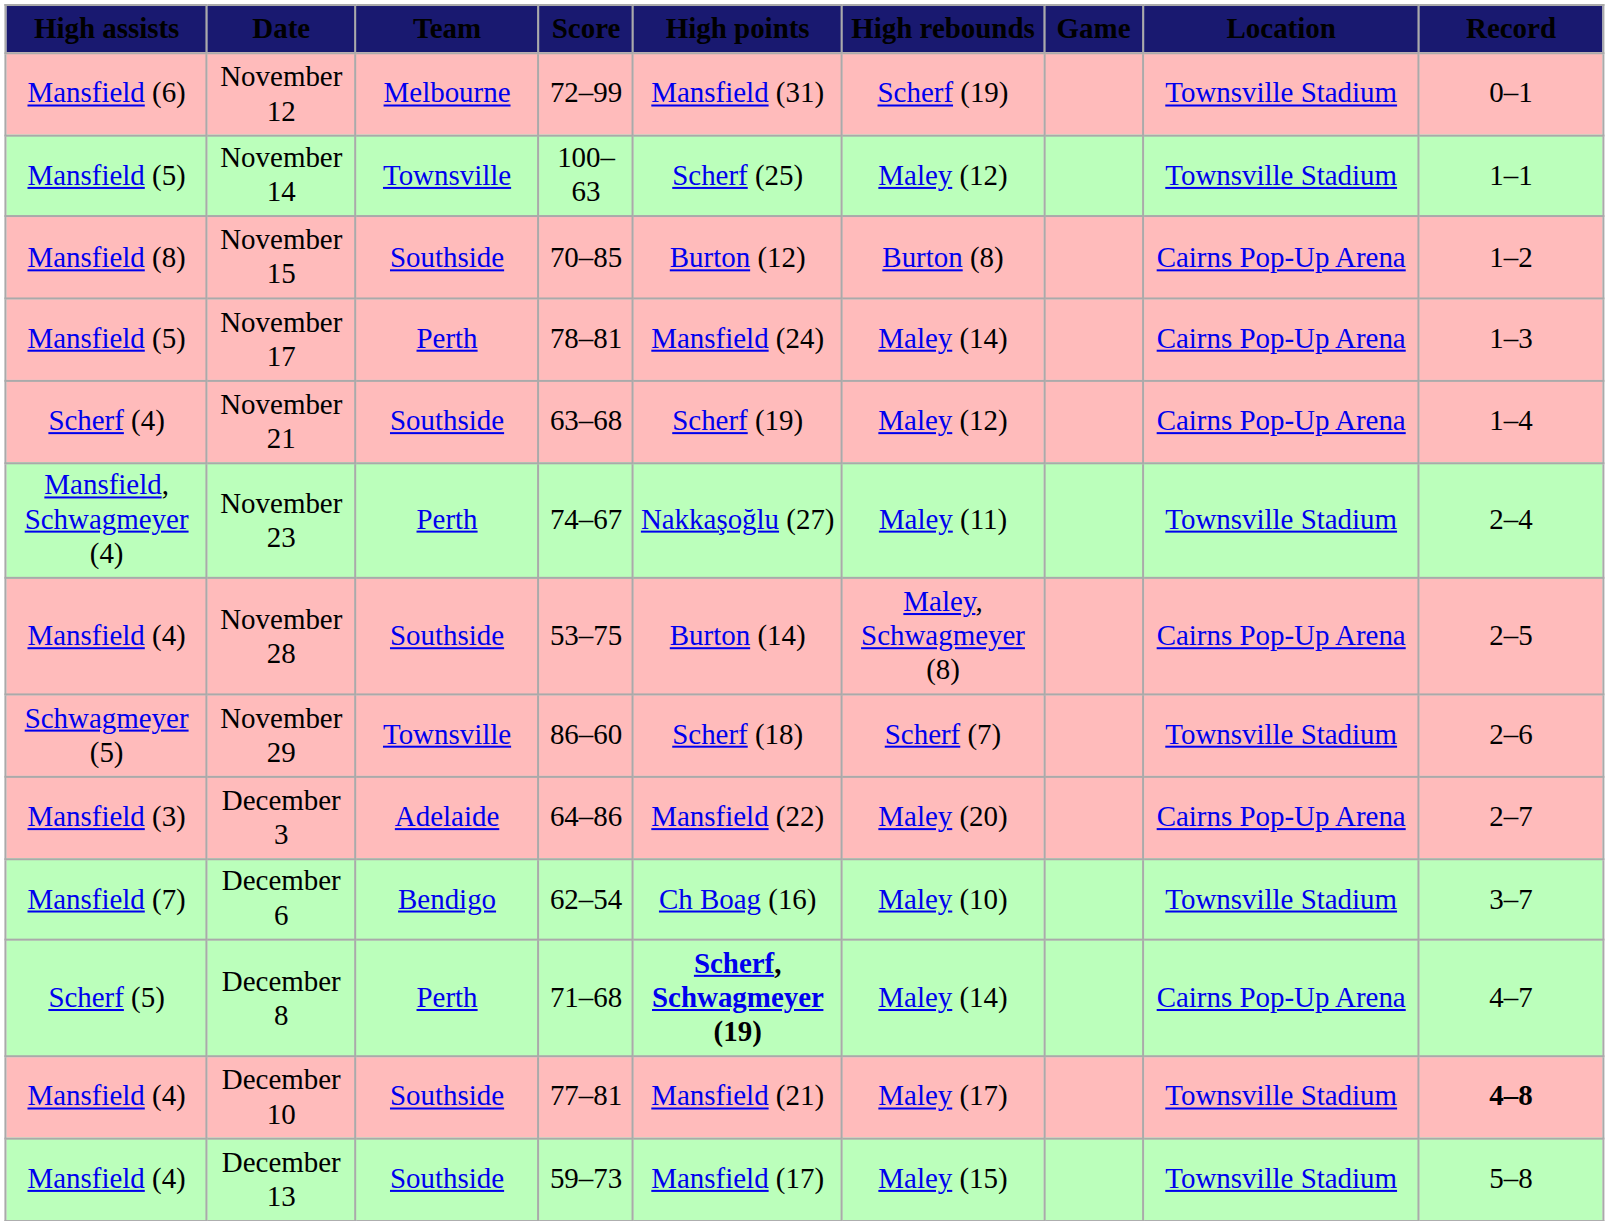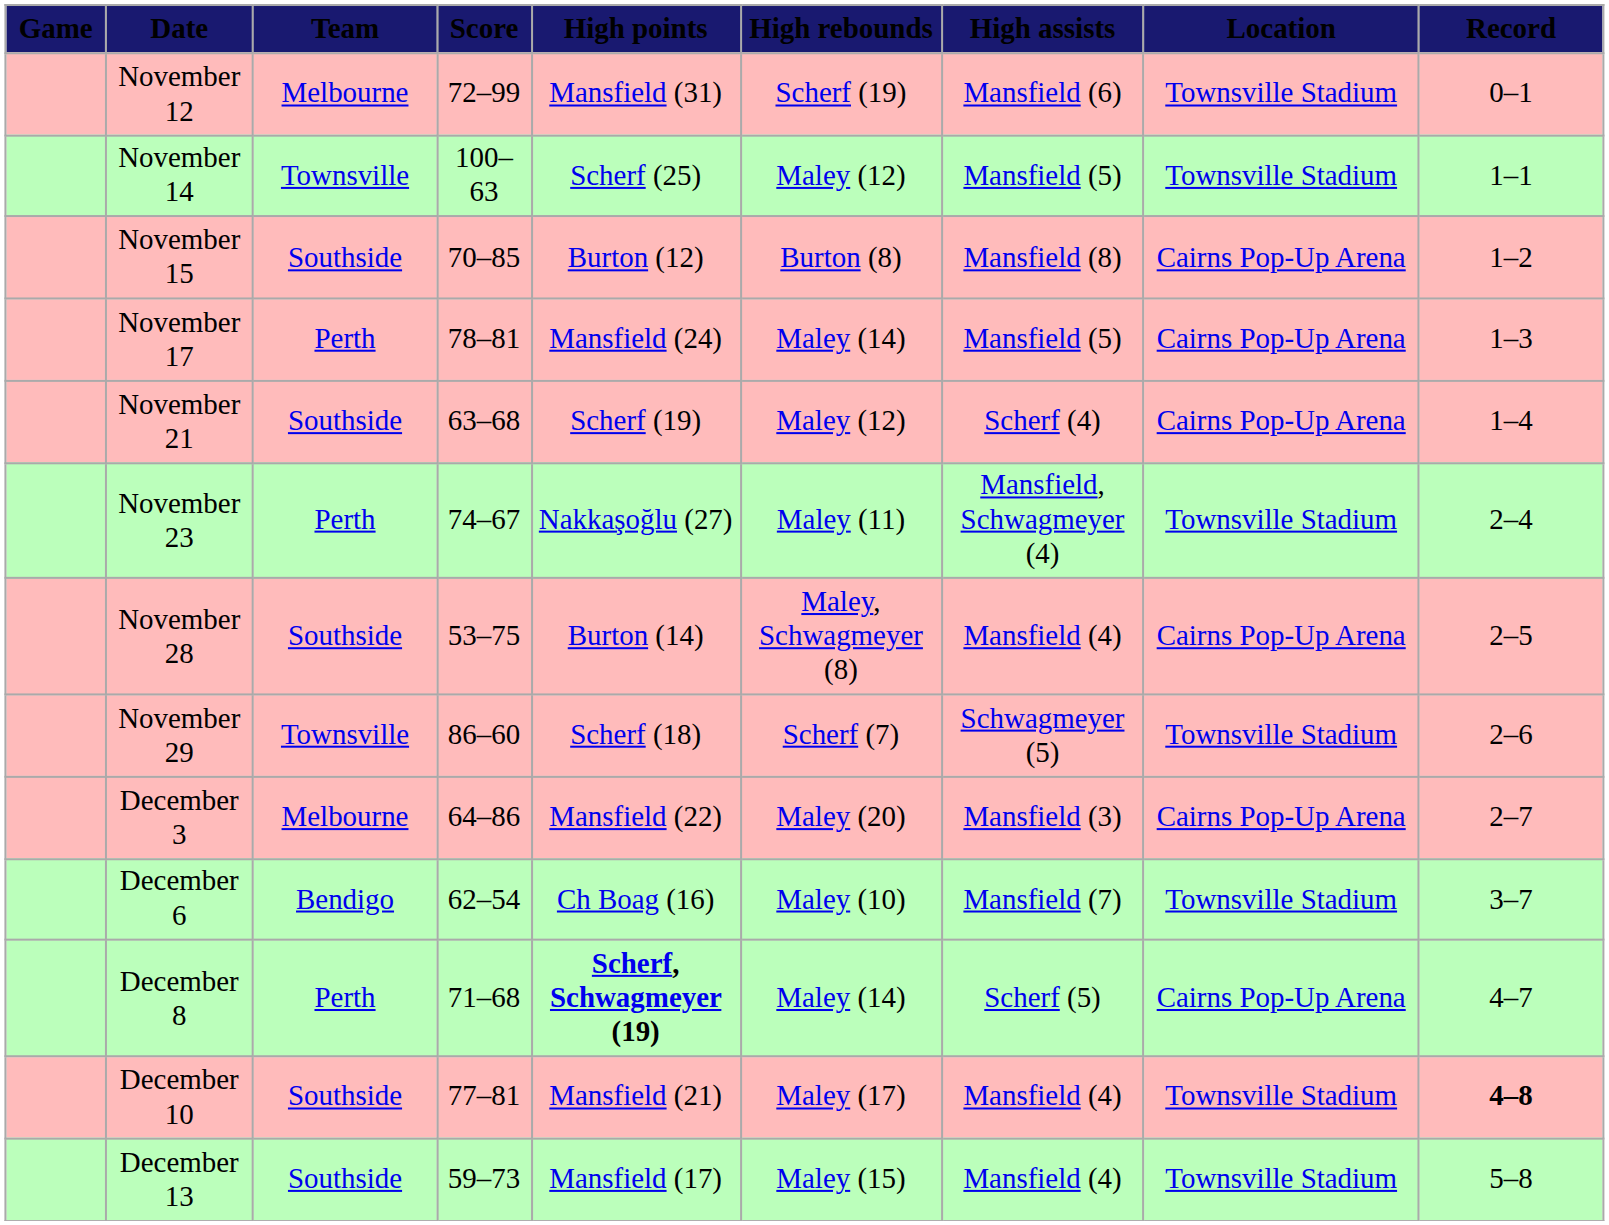columns swapped: (1094, 28) <-> (107, 28)
(447, 817) Adelaide -> (345, 817) Melbourne
